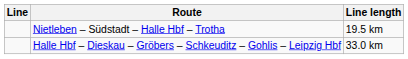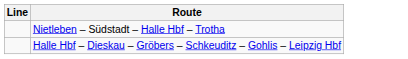- column: (374, 12)
